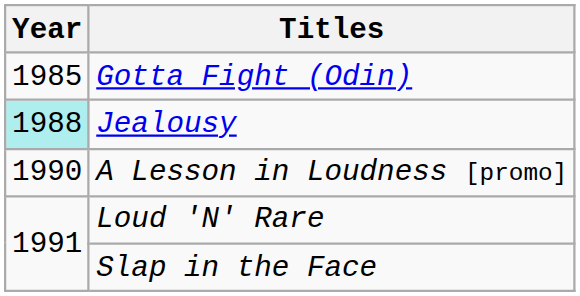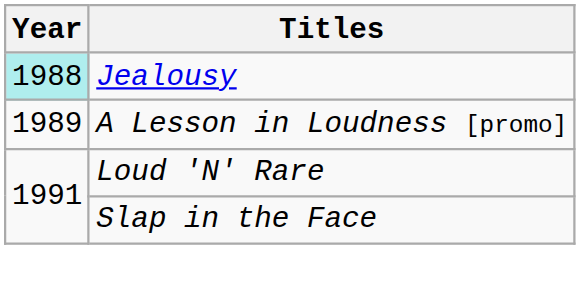- row: (254, 77)
(47, 172) 1990 -> (47, 124) 1989
